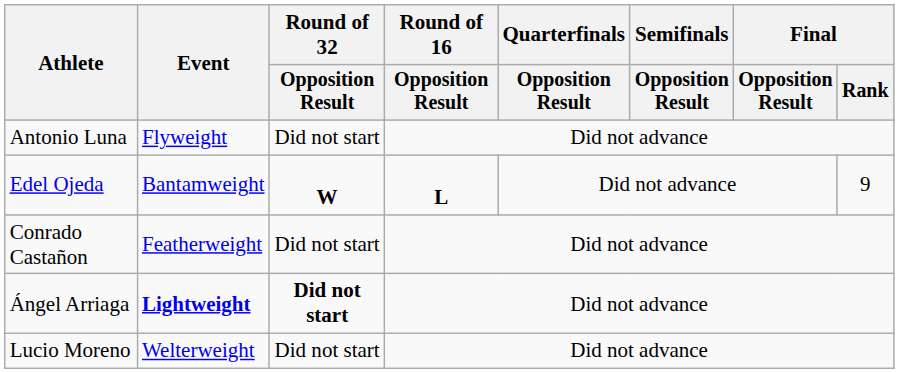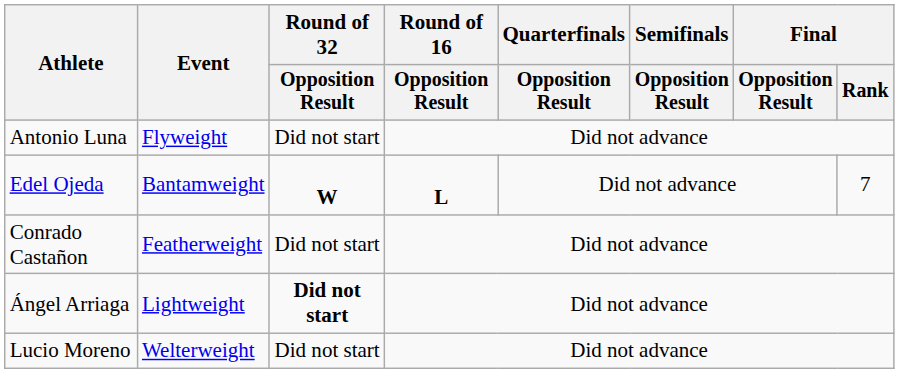(865, 184) 9 -> (865, 184) 7
(196, 303) bold -> (193, 303) normal
